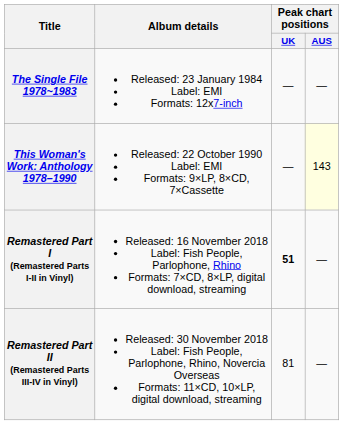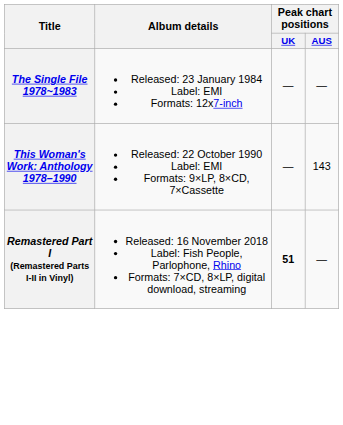(322, 166) lightyellow background -> (322, 166) no background
- row: (50, 364)
